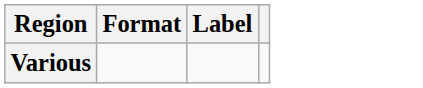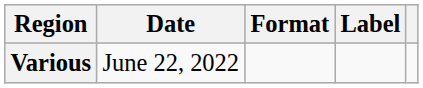+ column: (171, 23)
